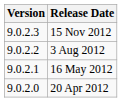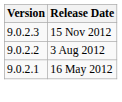- row: (79, 87)
